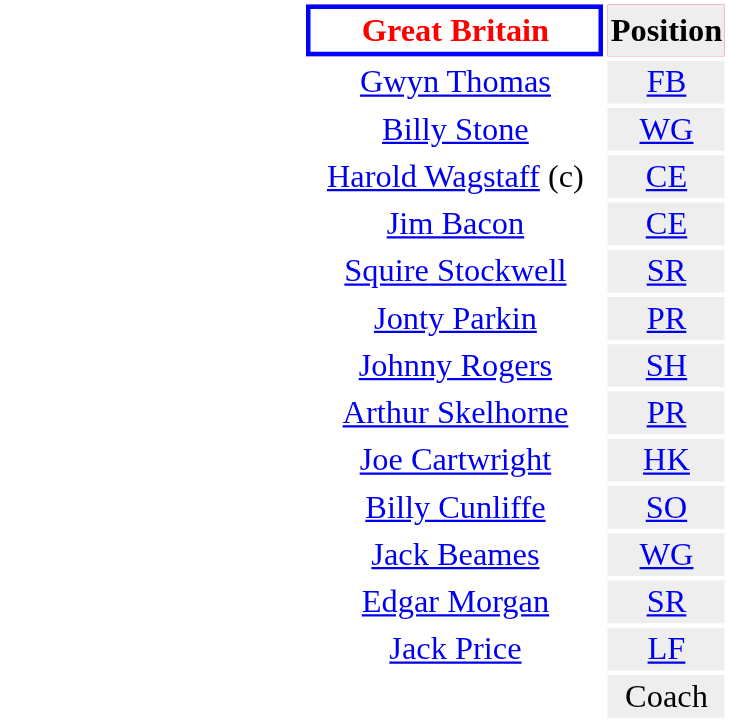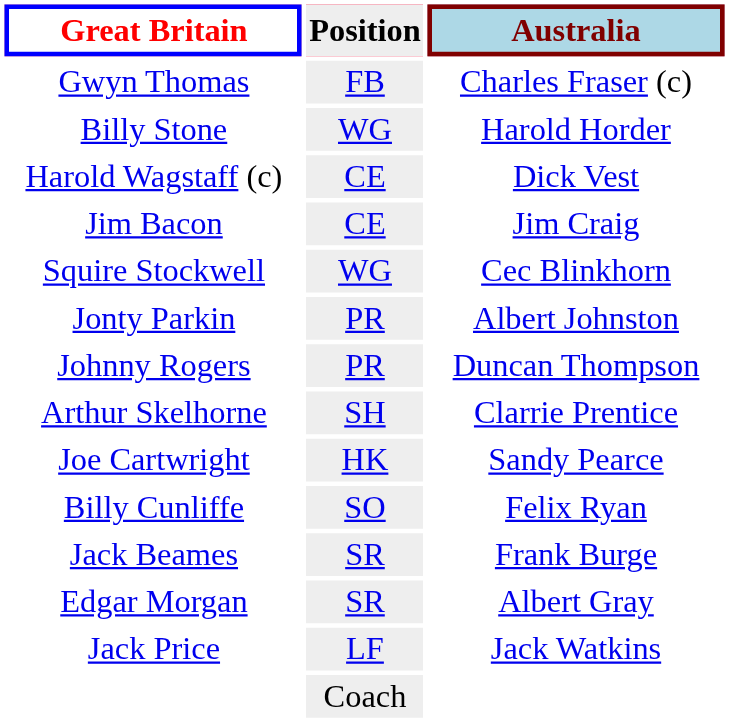+ column: (576, 29)
(666, 270) SR -> (365, 270) WG
(666, 364) SH -> (365, 364) PR
(666, 412) PR -> (365, 412) SH
(666, 554) WG -> (365, 554) SR
